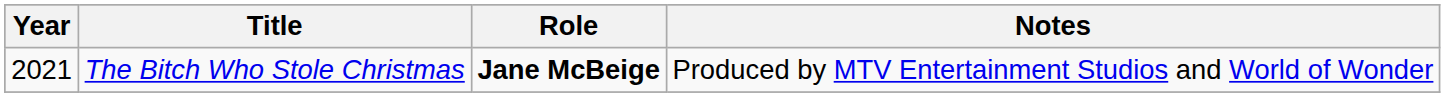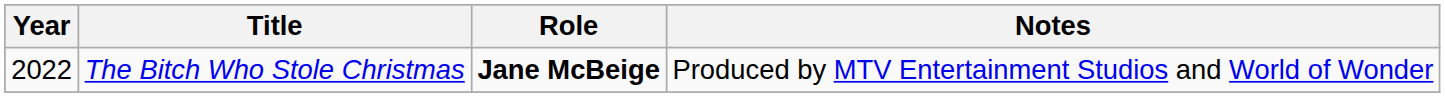(42, 69) 2021 -> (42, 69) 2022
